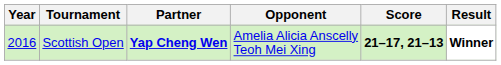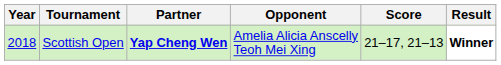(22, 43) 2016 -> (22, 43) 2018
(404, 43) bold -> (404, 43) normal
